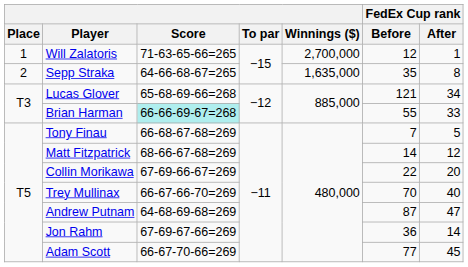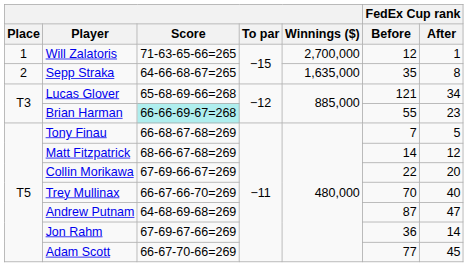(454, 113) 33 -> (454, 113) 23
